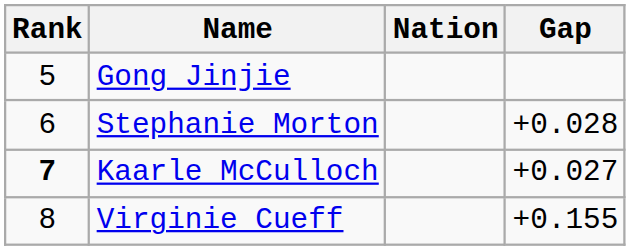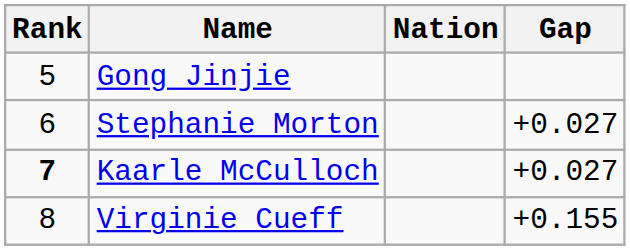(565, 125) +0.028 -> (565, 125) +0.027
